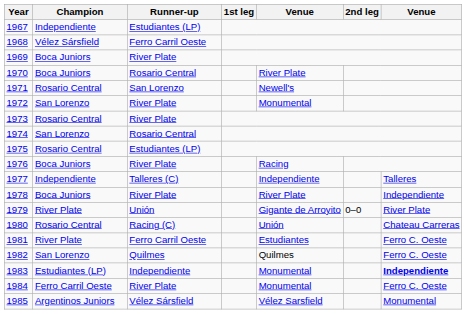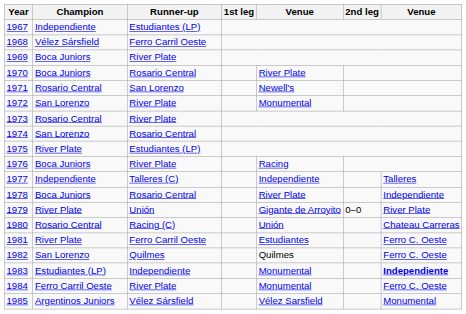(68, 149) Rosario Central -> (58, 149) River Plate
(153, 194) River Plate -> (163, 194) Rosario Central
